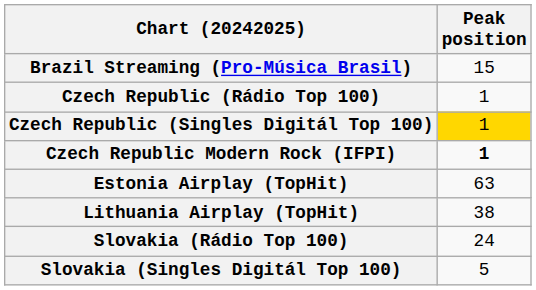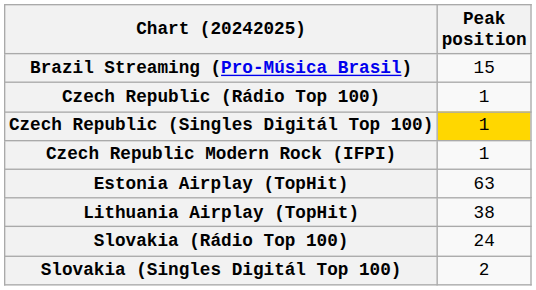(484, 155) bold -> (484, 155) normal
(484, 270) 5 -> (484, 270) 2
